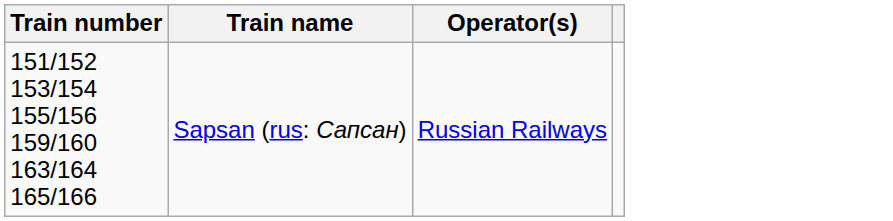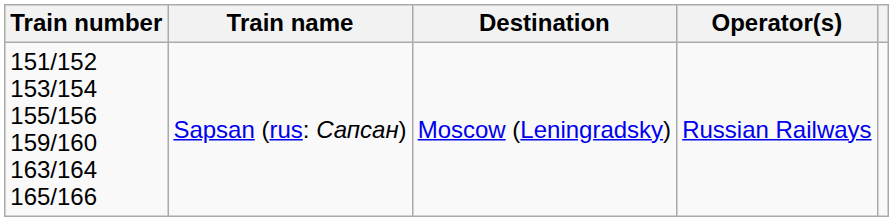+ column: (544, 23)
